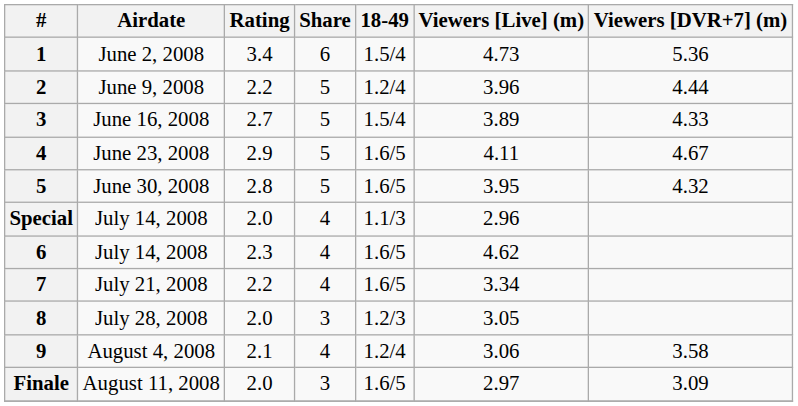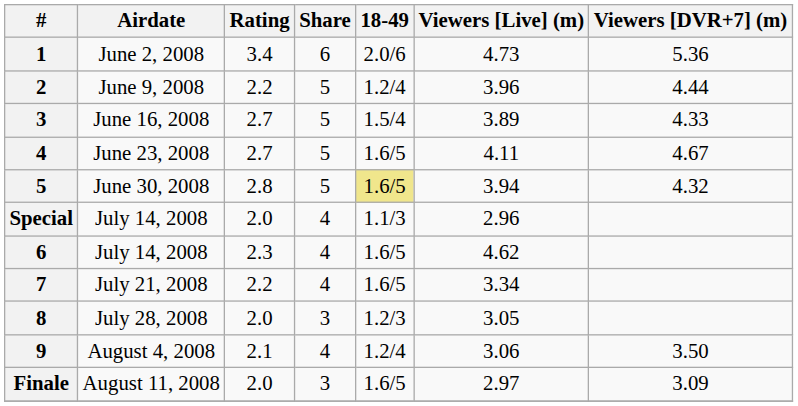(385, 53) 1.5/4 -> (385, 53) 2.0/6
(260, 152) 2.9 -> (260, 152) 2.7
(385, 185) no background -> (385, 185) khaki background
(501, 185) 3.95 -> (501, 185) 3.94
(690, 350) 3.58 -> (690, 350) 3.50
